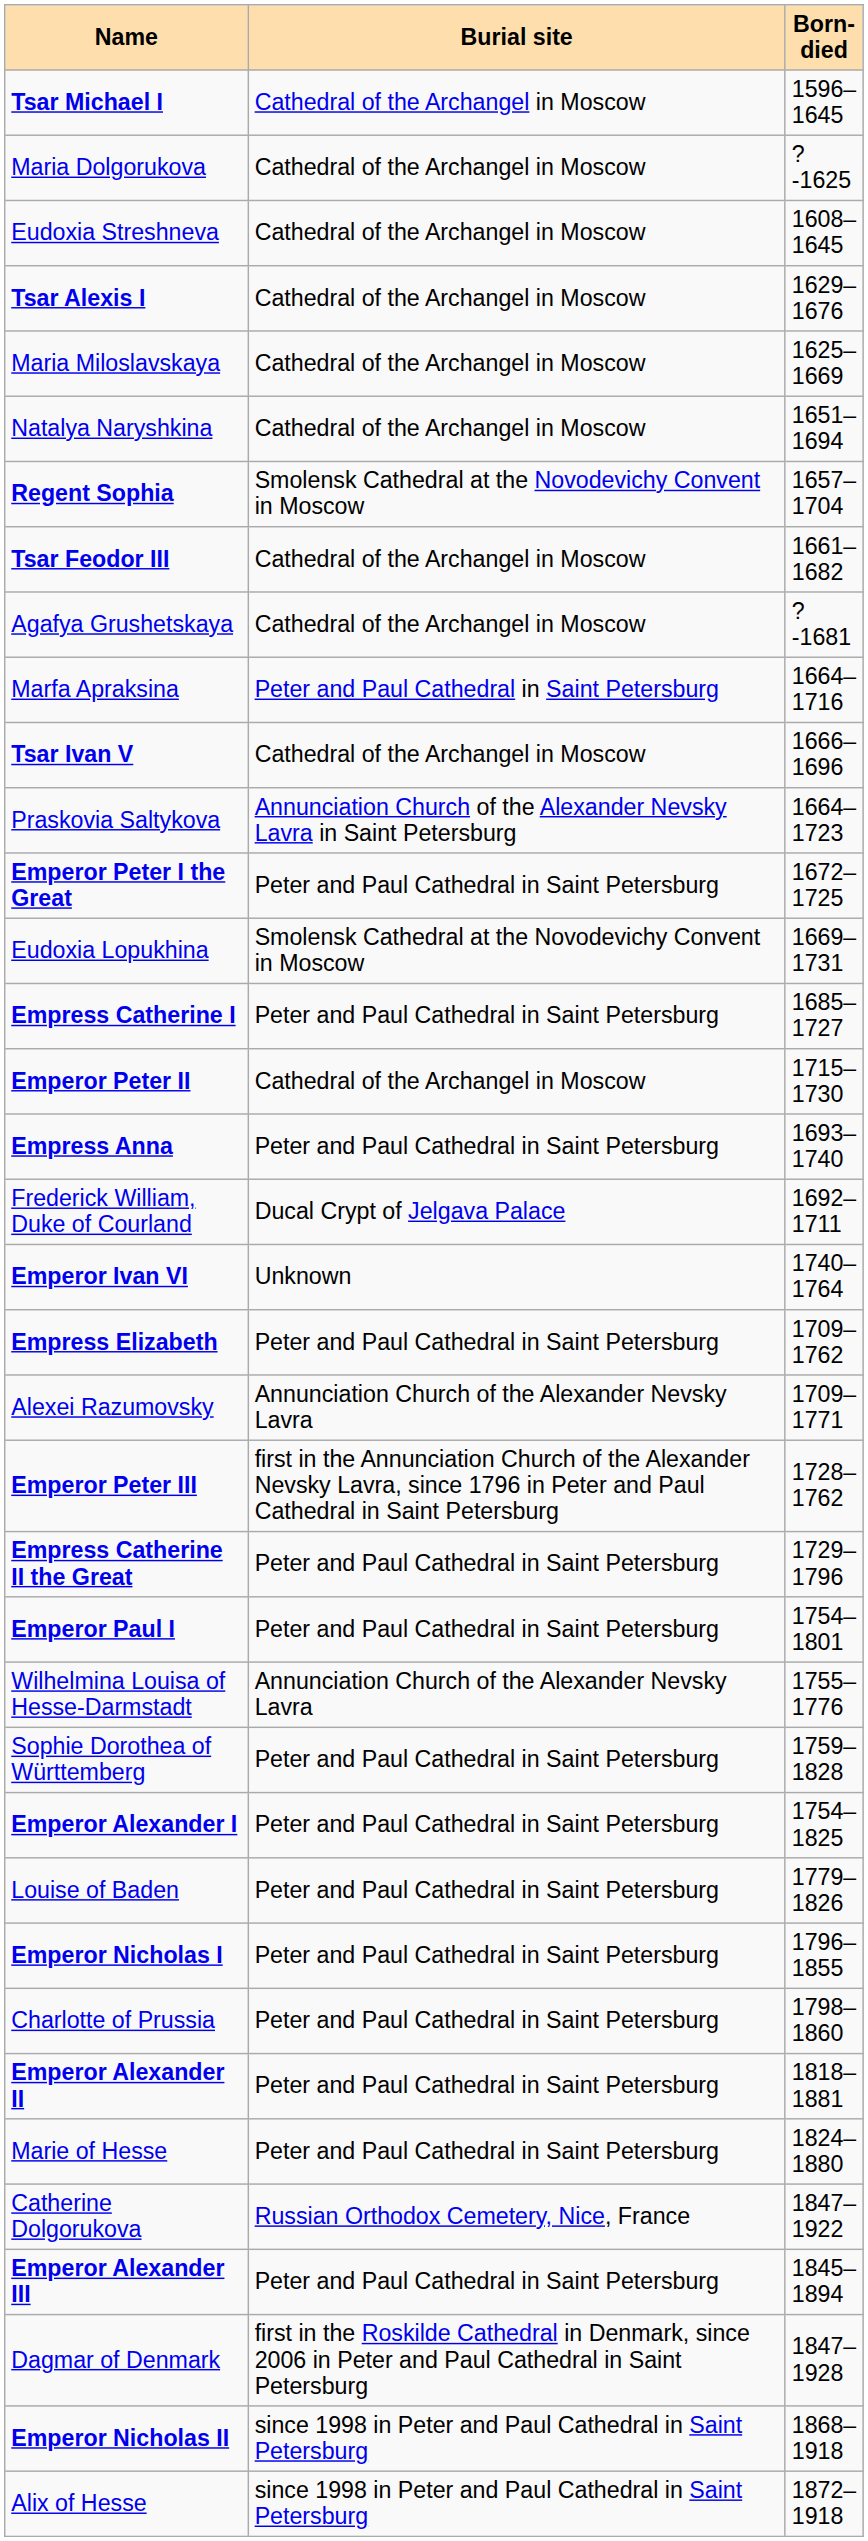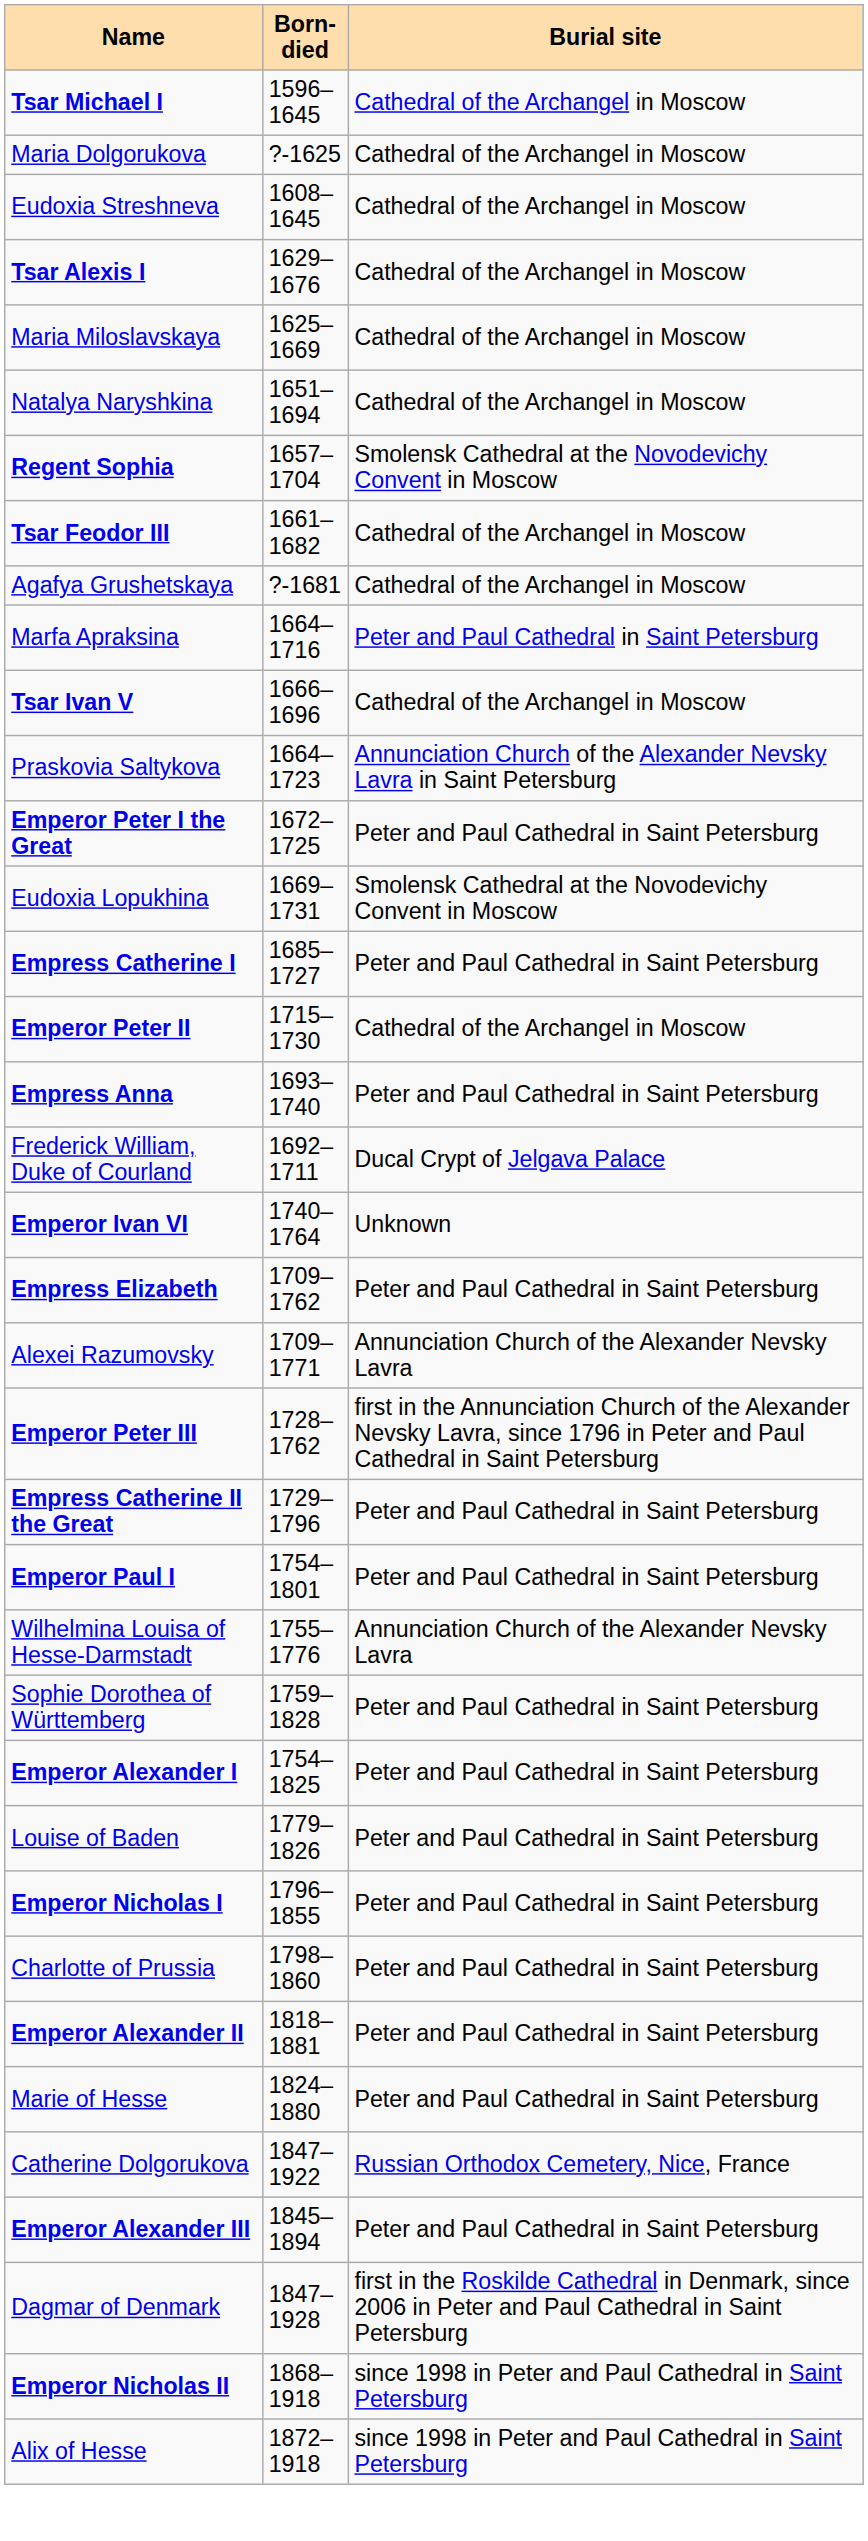columns swapped: (824, 37) <-> (517, 37)
